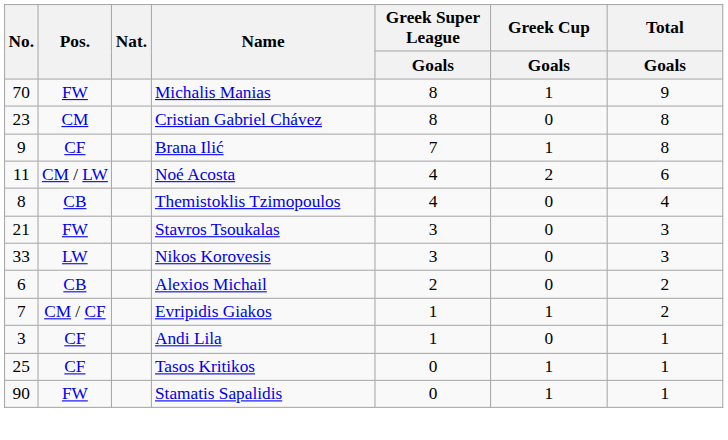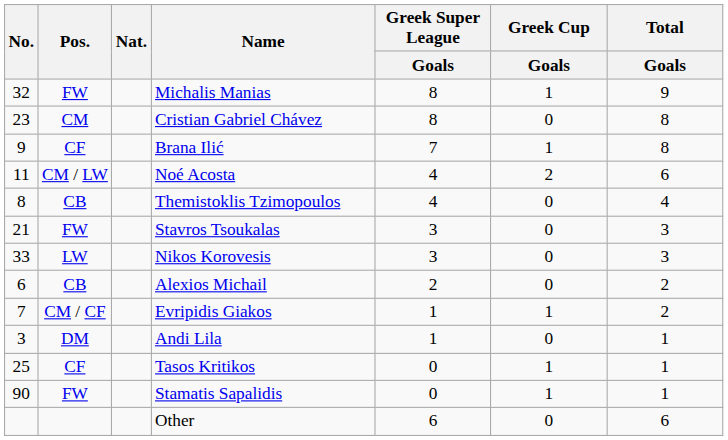(21, 92) 70 -> (21, 92) 32
(75, 339) CF -> (75, 339) DM
+ row: (175, 421)
